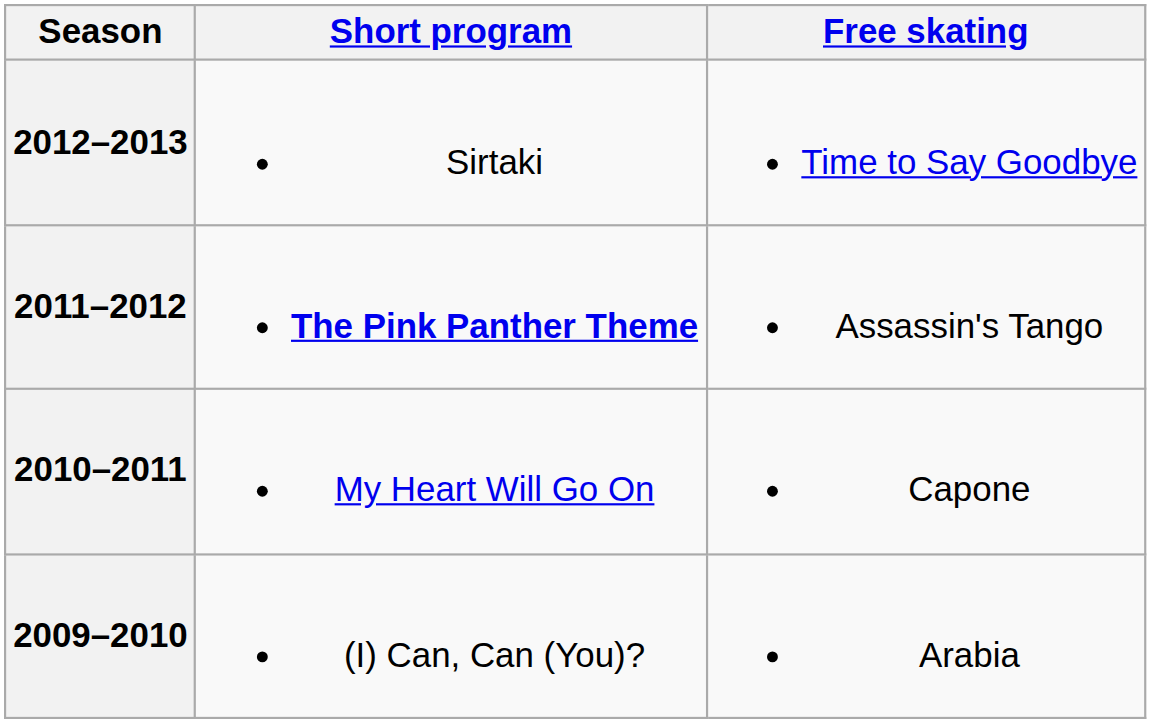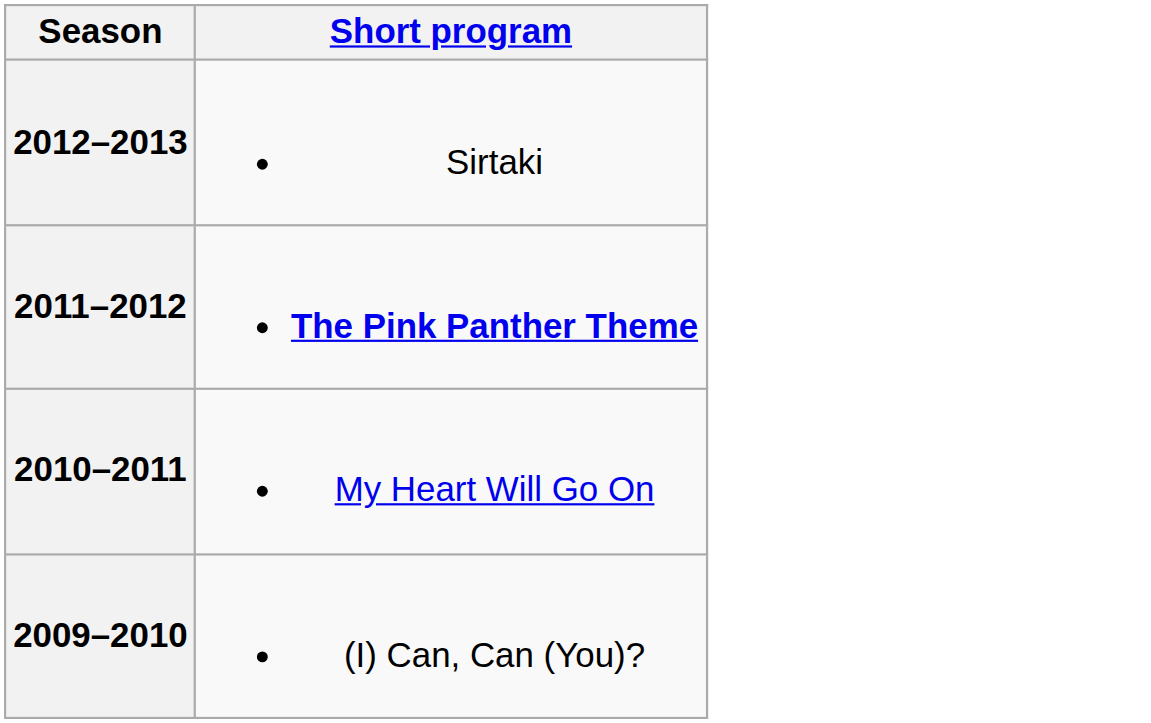- column: (926, 32)
